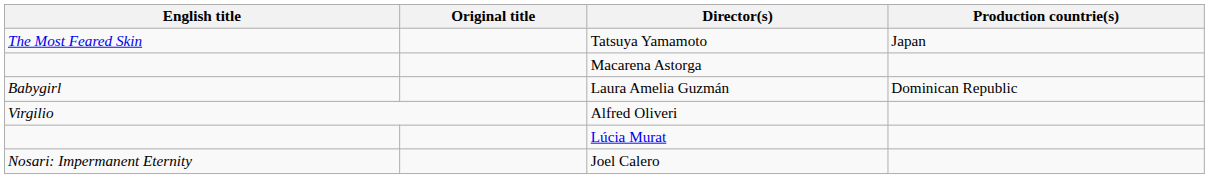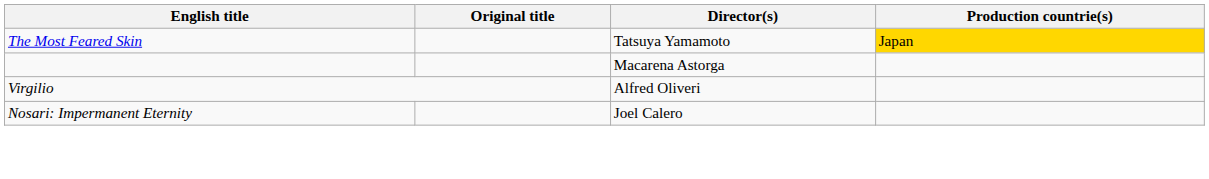(909, 40) no background -> (896, 40) gold background
- row: (660, 88)
- row: (629, 137)
